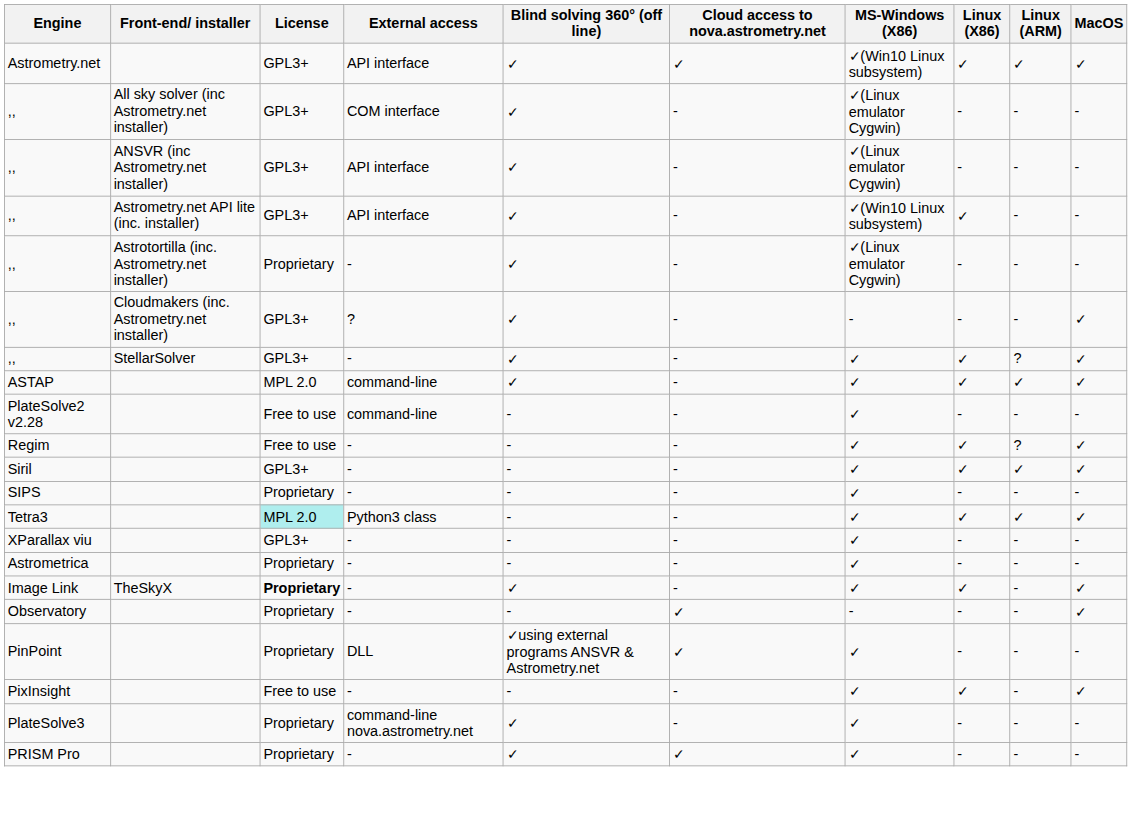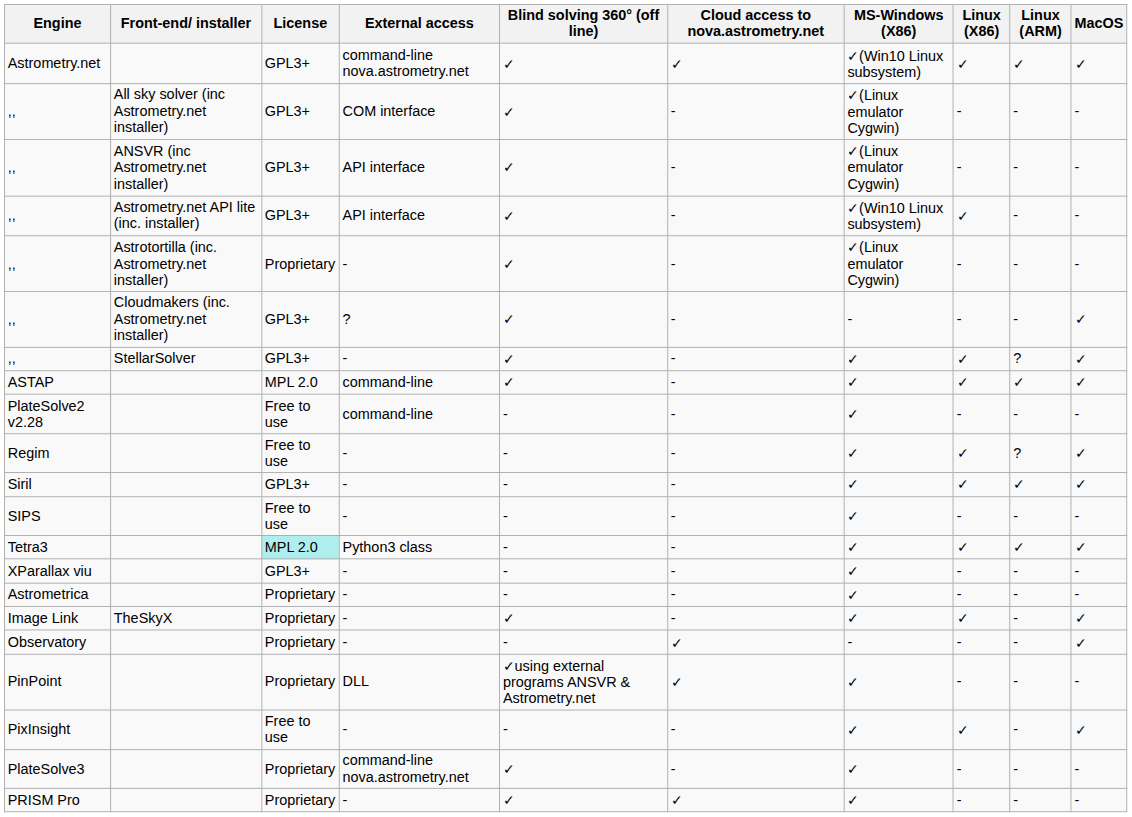(388, 63) API interface -> (406, 63) command-line nova.astrometry.net
(299, 492) Proprietary -> (288, 515) Free to use
(302, 587) bold -> (300, 618) normal
